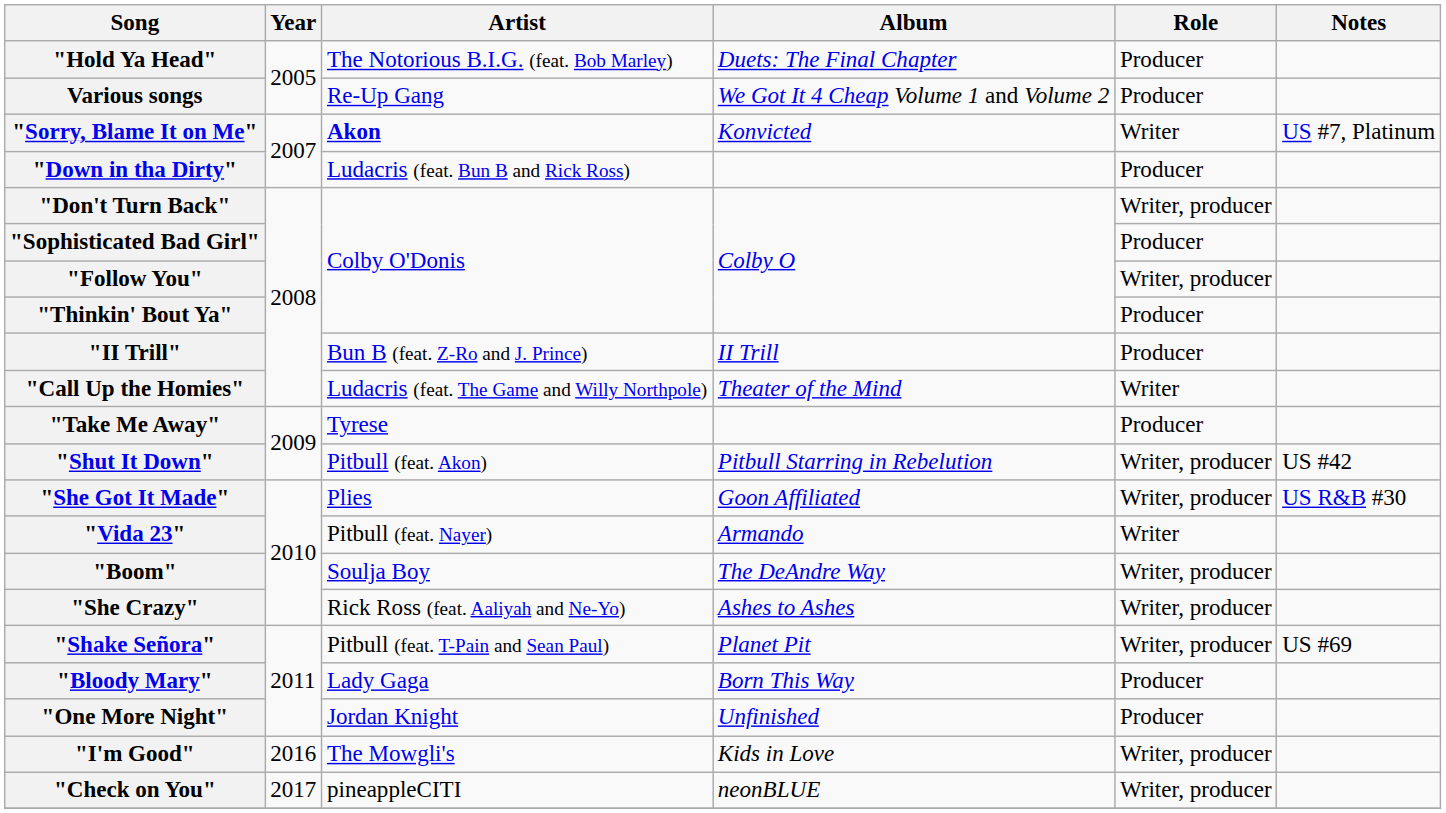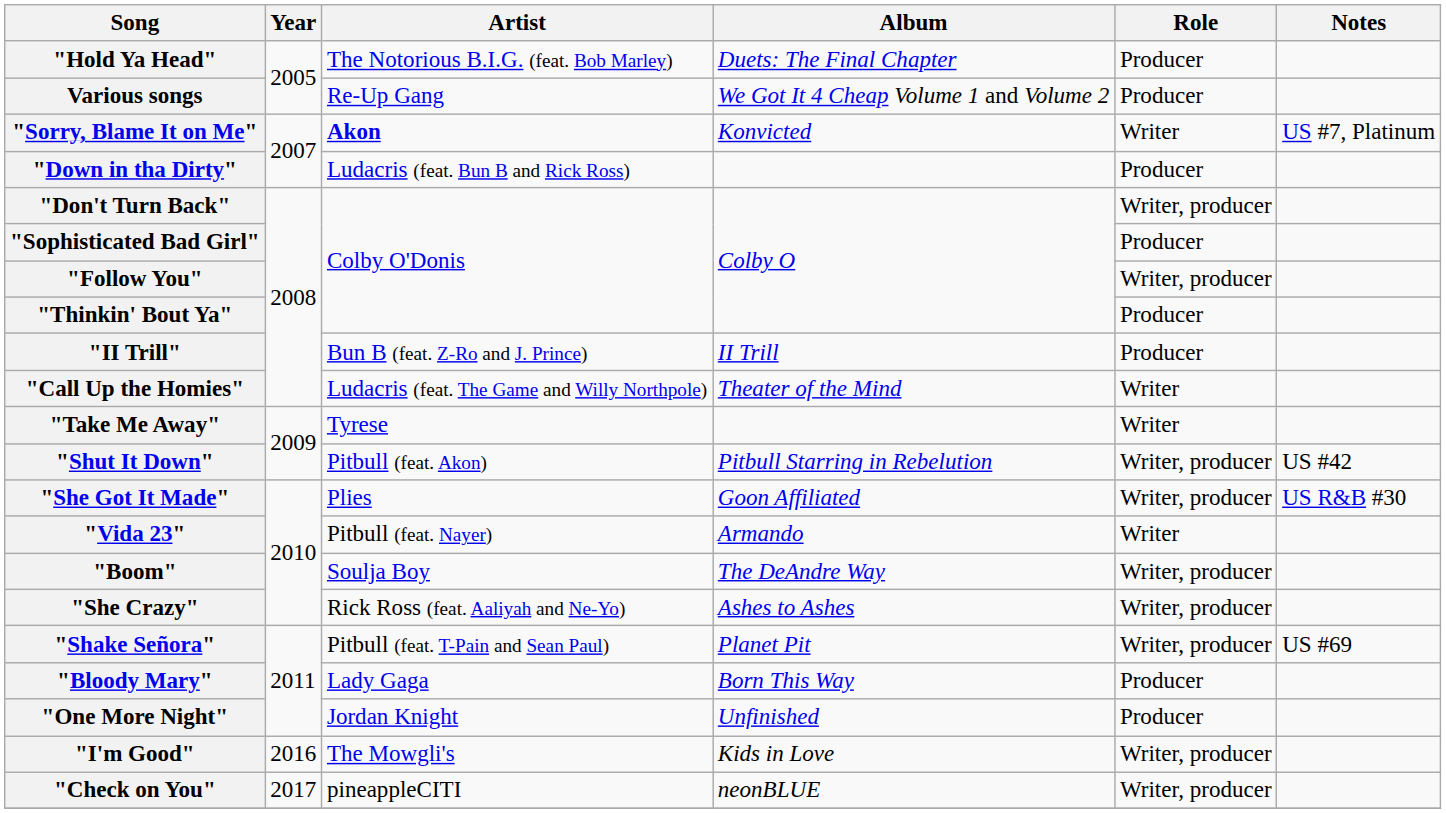(1161, 424) Producer -> (1149, 424) Writer
